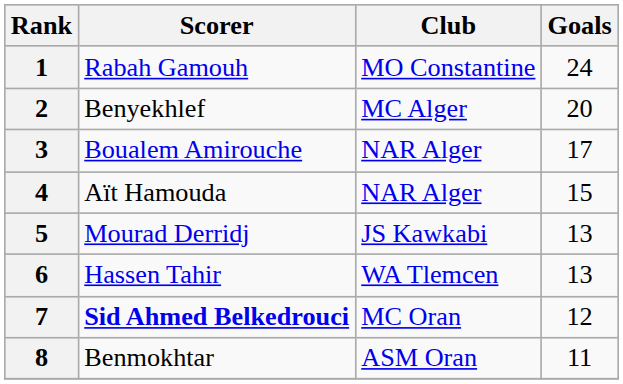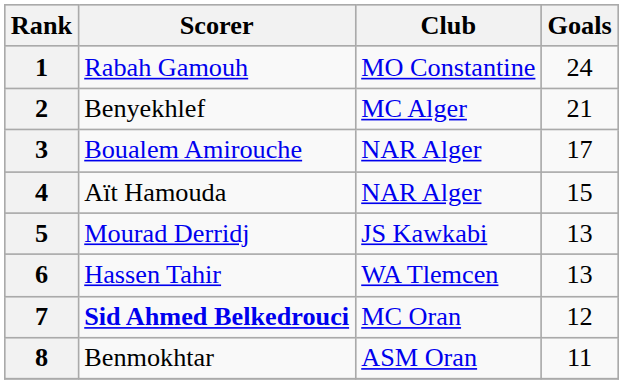(580, 108) 20 -> (580, 108) 21
